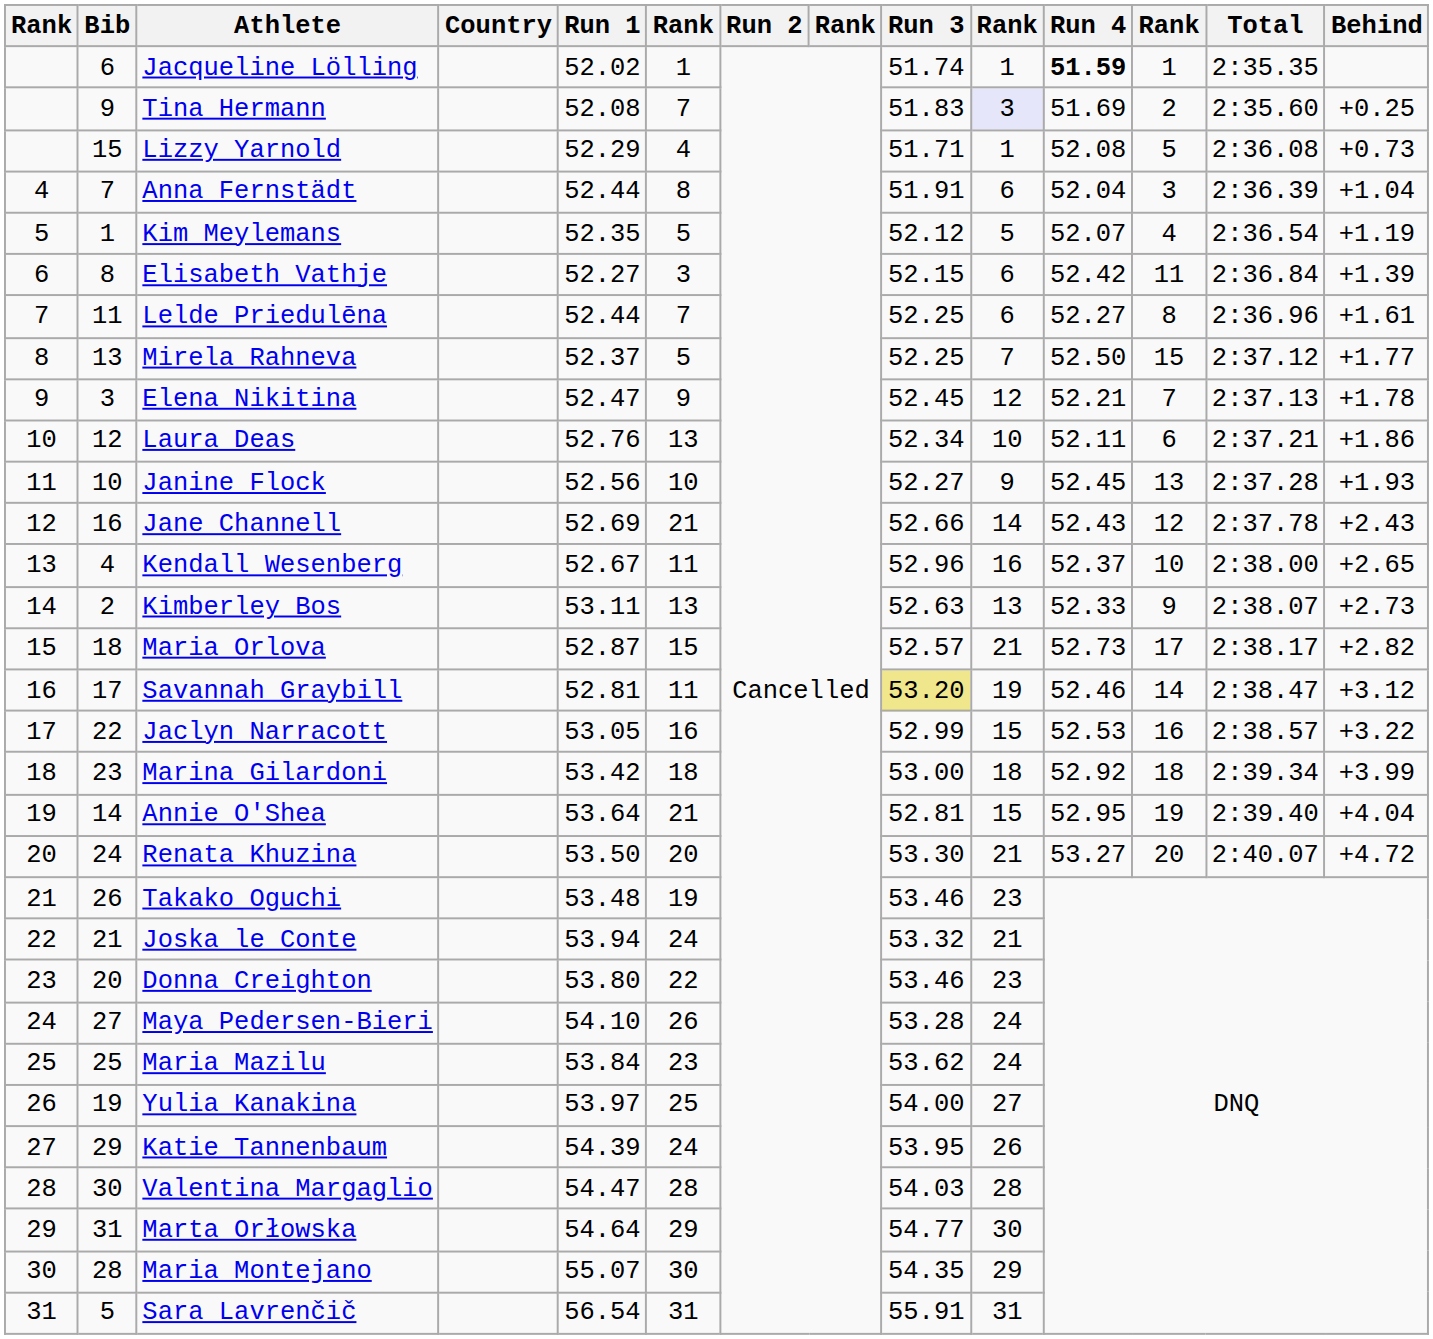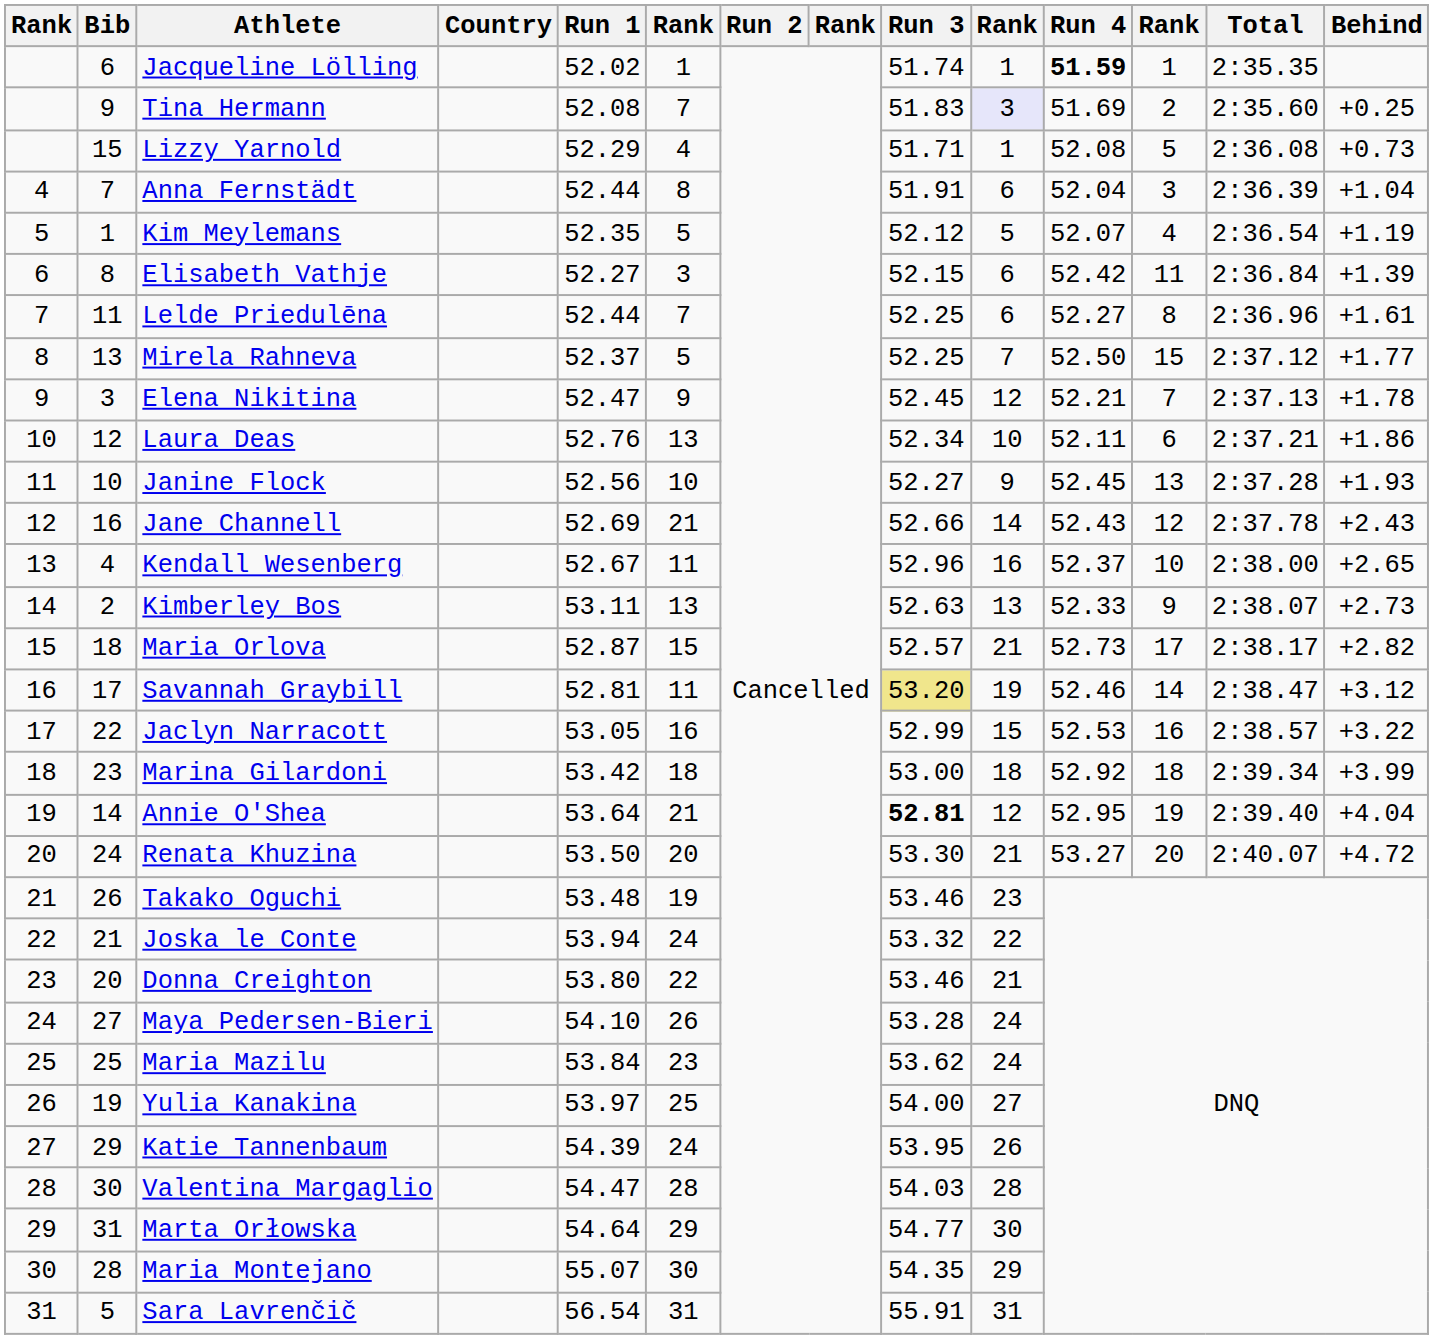(926, 815) normal -> (926, 815) bold
(1007, 815) 15 -> (1007, 815) 12
(1007, 939) 21 -> (1007, 939) 22
(1007, 981) 23 -> (1007, 981) 21
